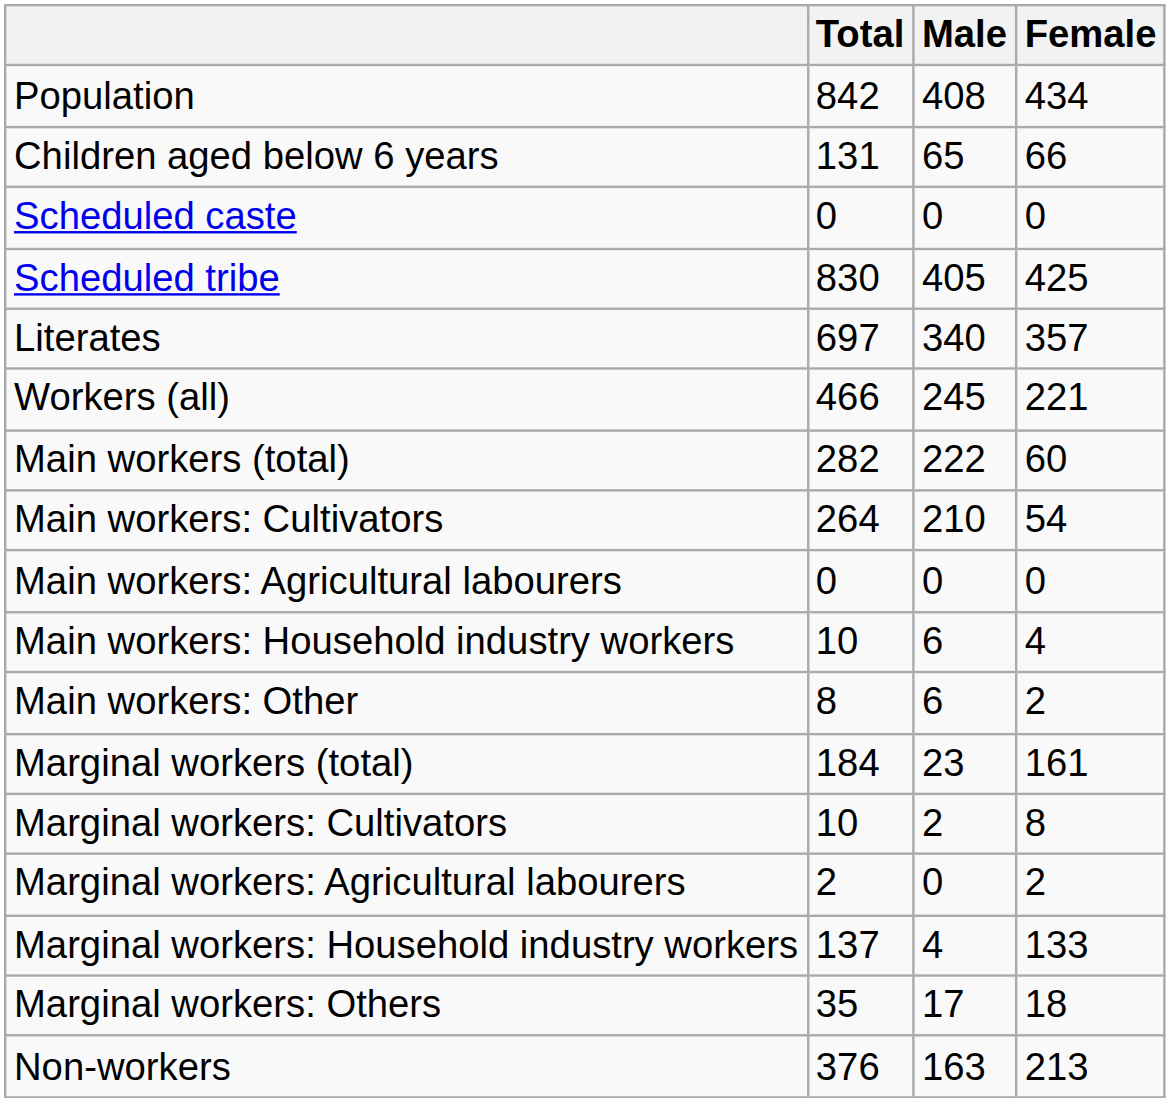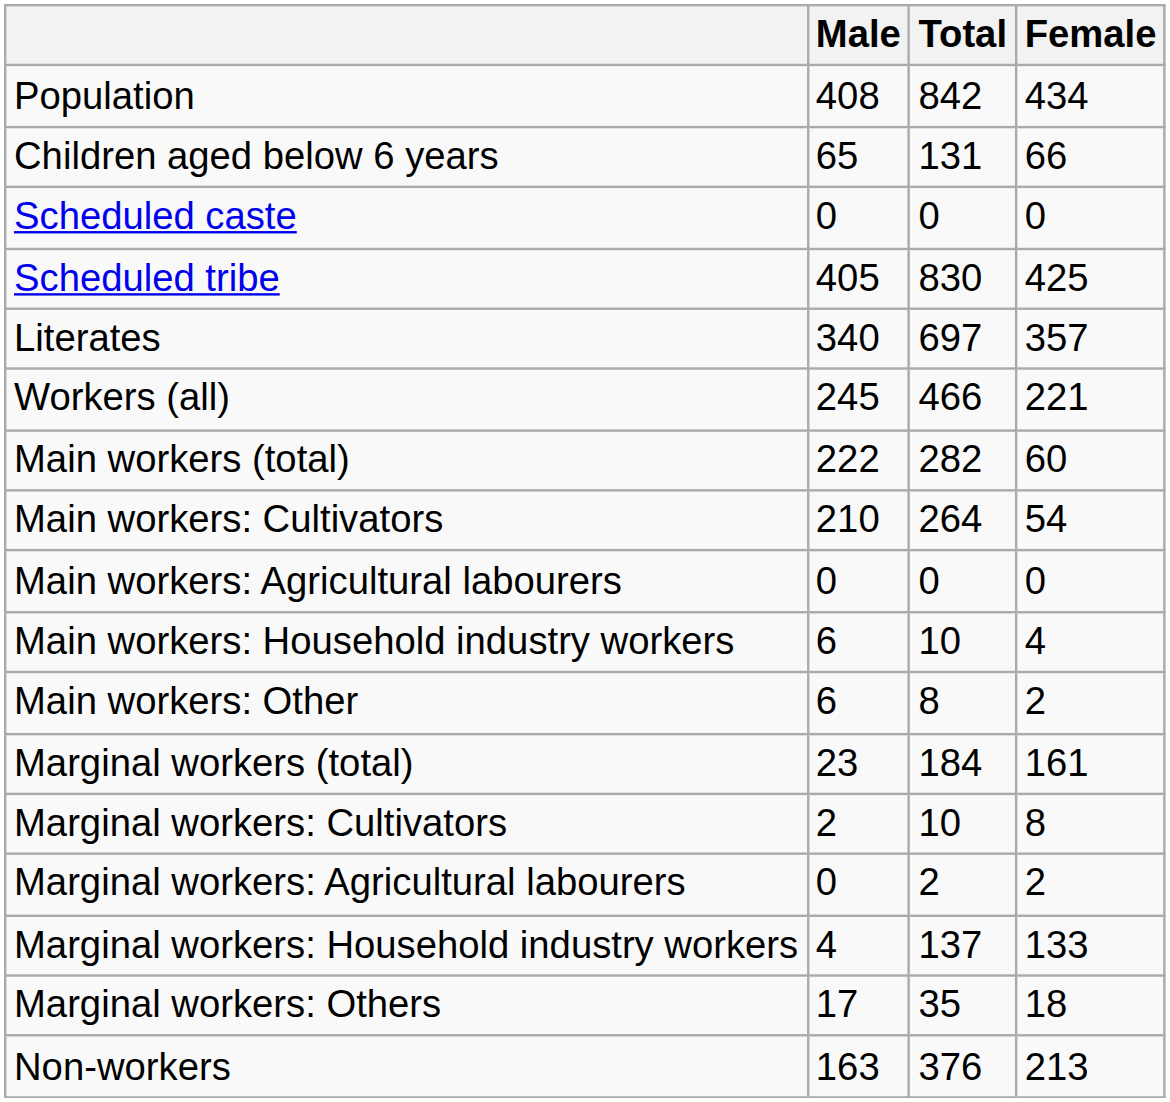columns swapped: (860, 34) <-> (964, 34)
